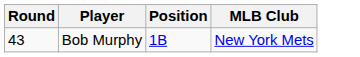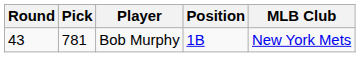+ column: (77, 16)
